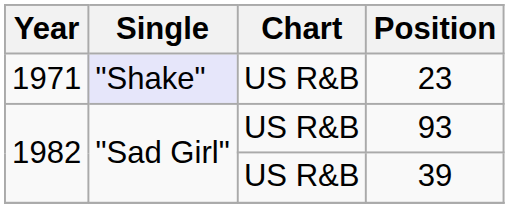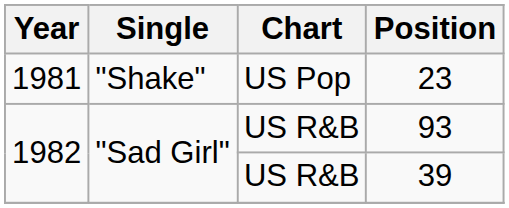(47, 78) 1971 -> (47, 78) 1981
(151, 78) lavender background -> (151, 78) no background
(302, 78) US R&B -> (297, 78) US Pop
